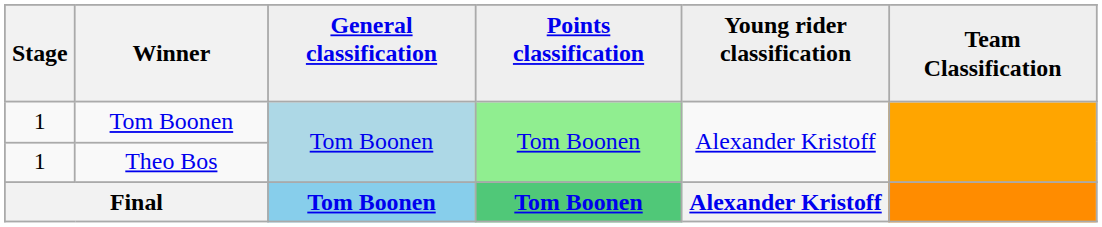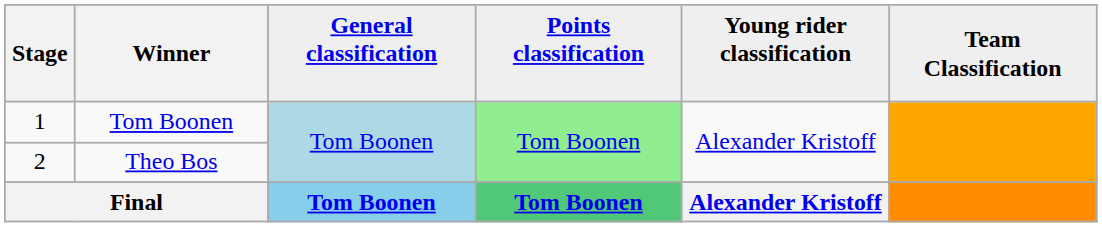(40, 161) 1 -> (40, 161) 2
